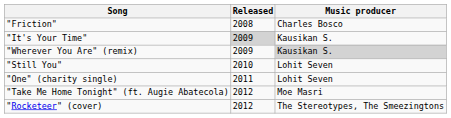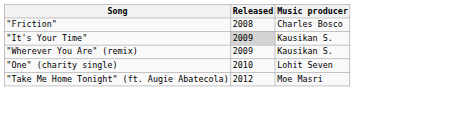(305, 52) lightgrey background -> (305, 52) no background
- row: (34, 66)
(243, 79) 2011 -> (243, 66) 2010
- row: (54, 106)
